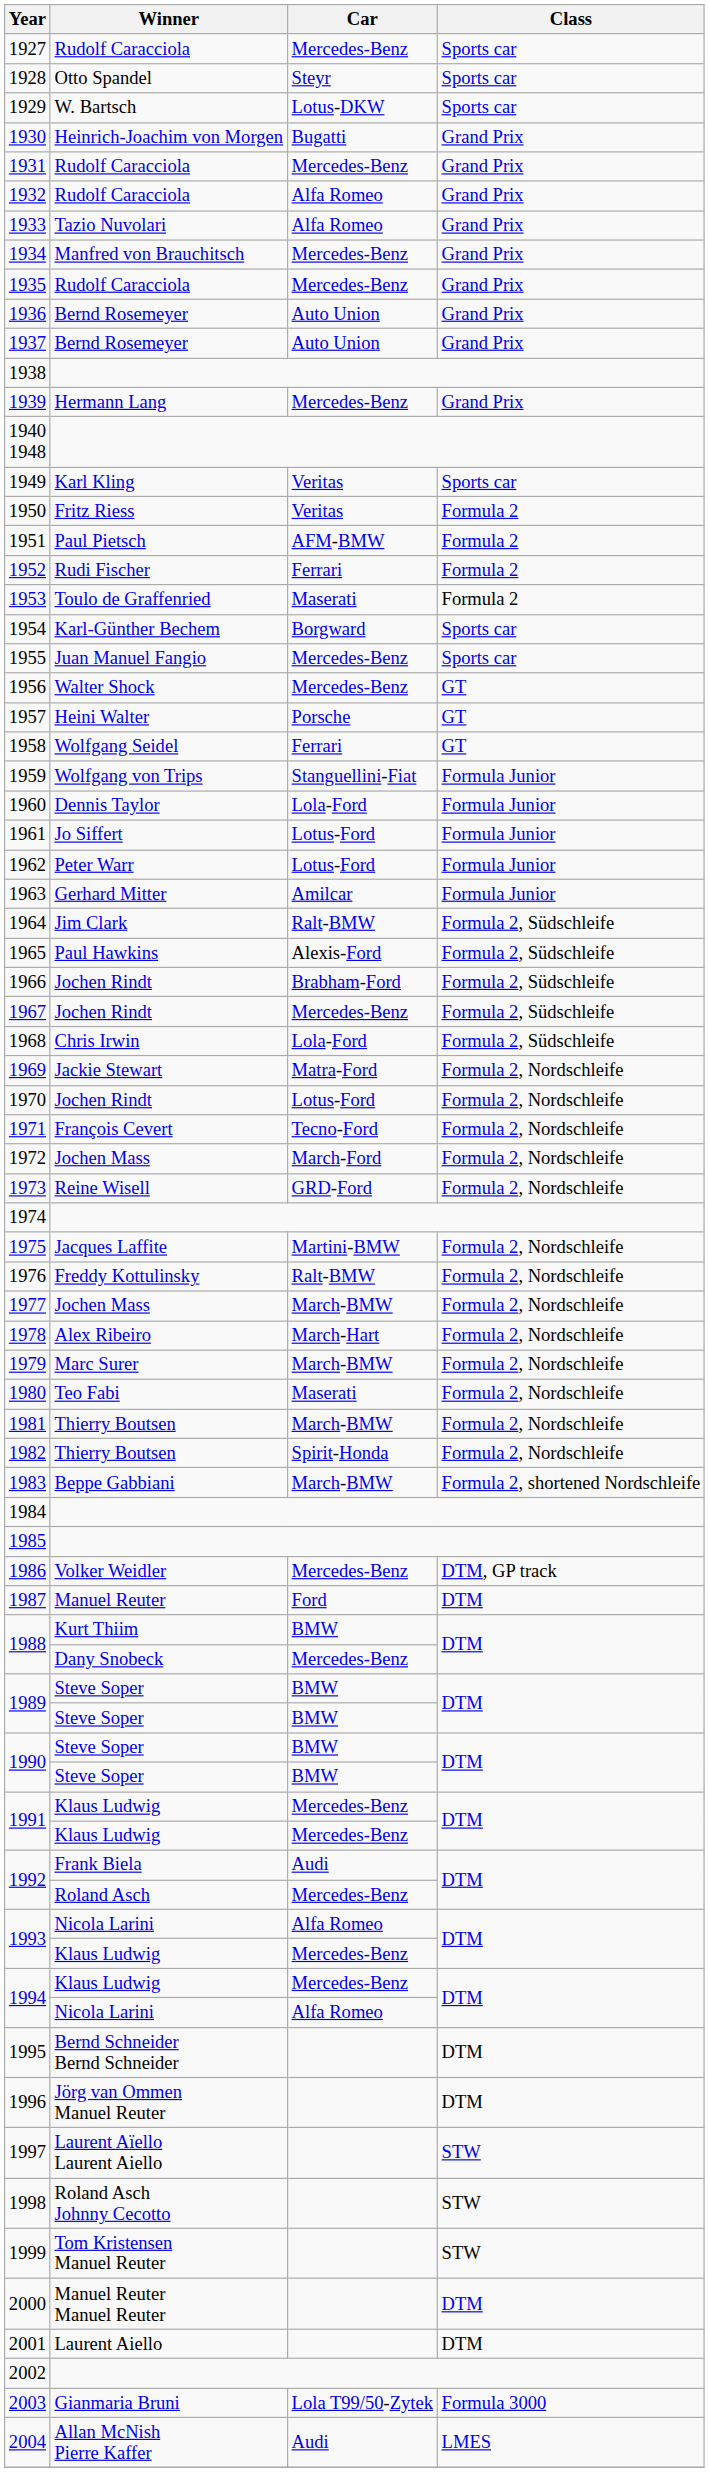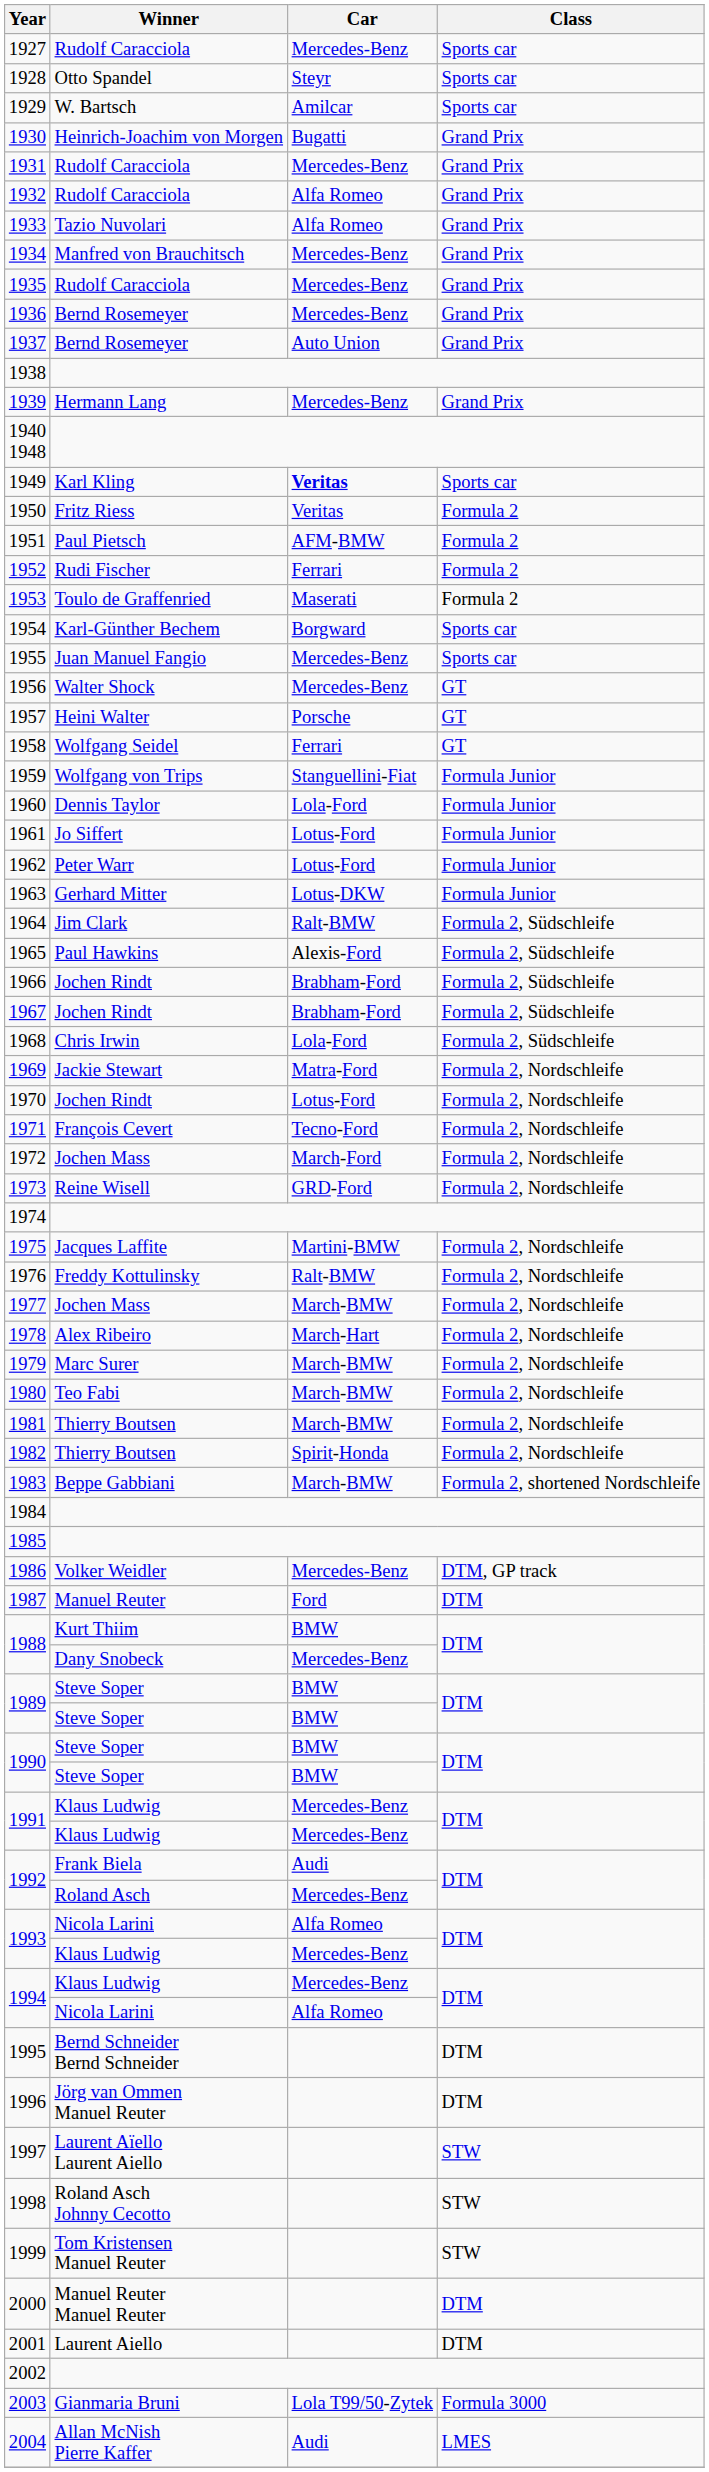(338, 107) Lotus-DKW -> (322, 107) Amilcar
(336, 313) Auto Union -> (350, 313) Mercedes-Benz
(317, 481) normal -> (320, 481) bold
(322, 893) Amilcar -> (338, 893) Lotus-DKW
(350, 1011) Mercedes-Benz -> (346, 1011) Brabham-Ford
(324, 1394) Maserati -> (342, 1394) March-BMW
